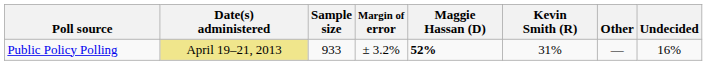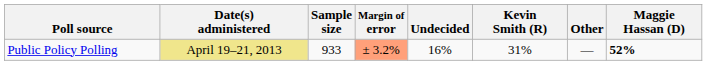columns swapped: (455, 22) <-> (669, 29)
(381, 49) no background -> (381, 49) lightsalmon background
